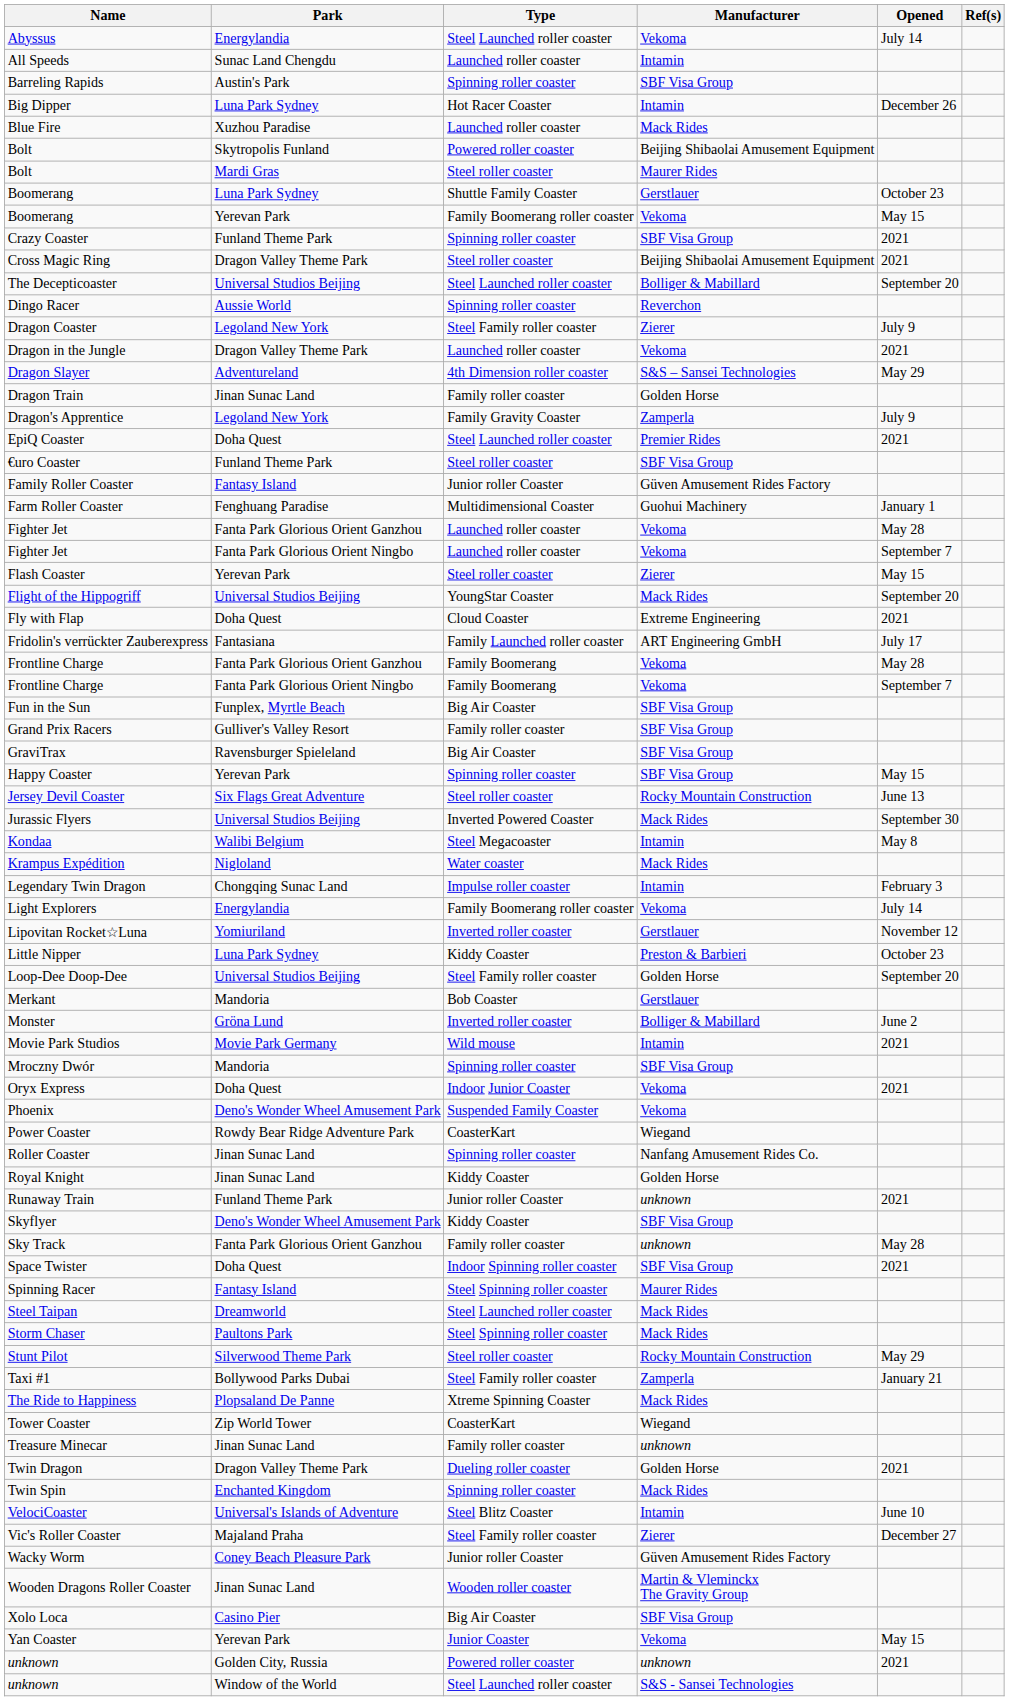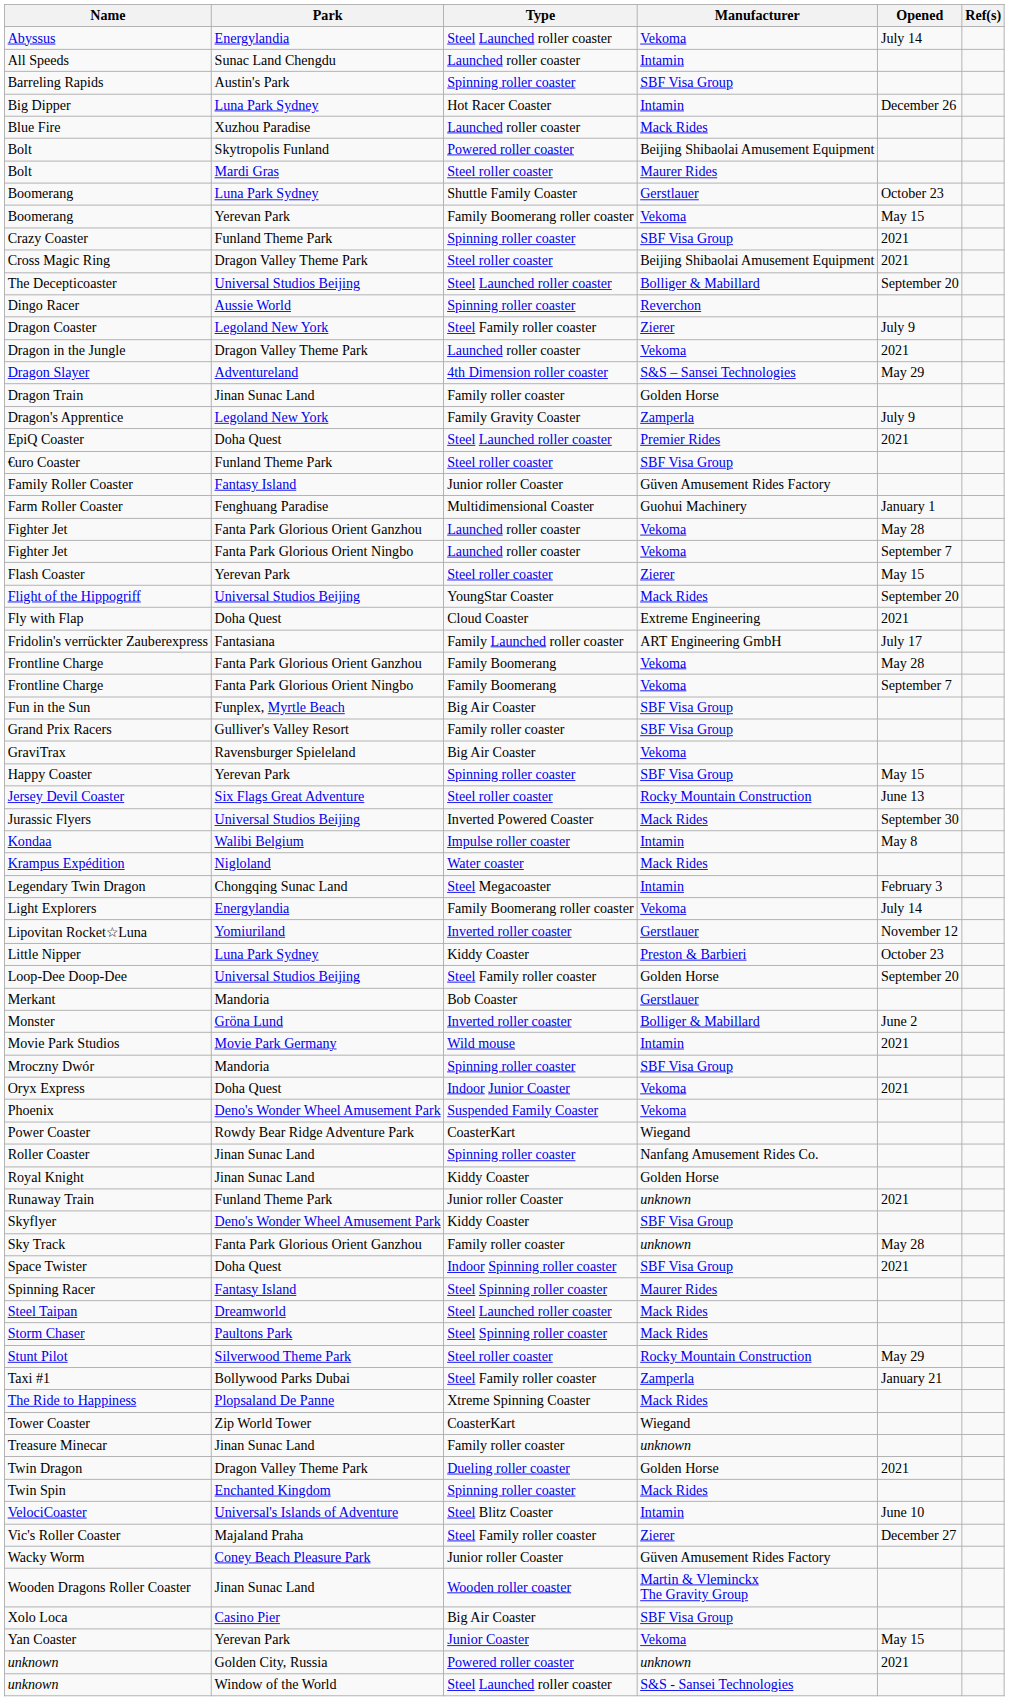(687, 752) SBF Visa Group -> (663, 752) Vekoma
(499, 841) Steel Megacoaster -> (509, 841) Impulse roller coaster
(509, 886) Impulse roller coaster -> (499, 886) Steel Megacoaster
